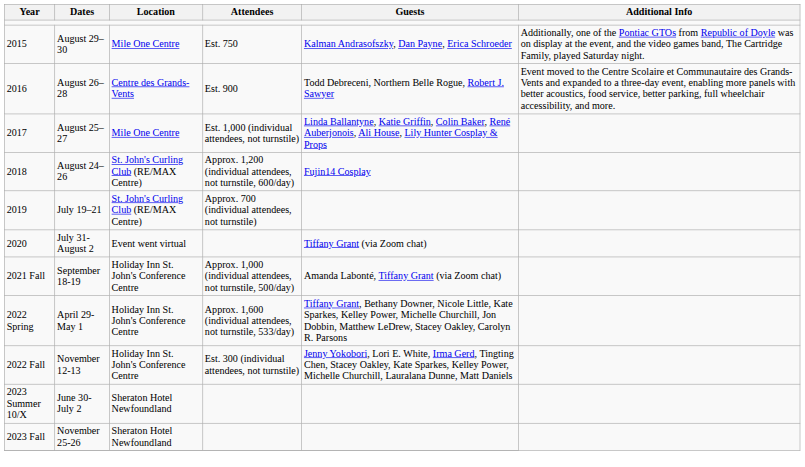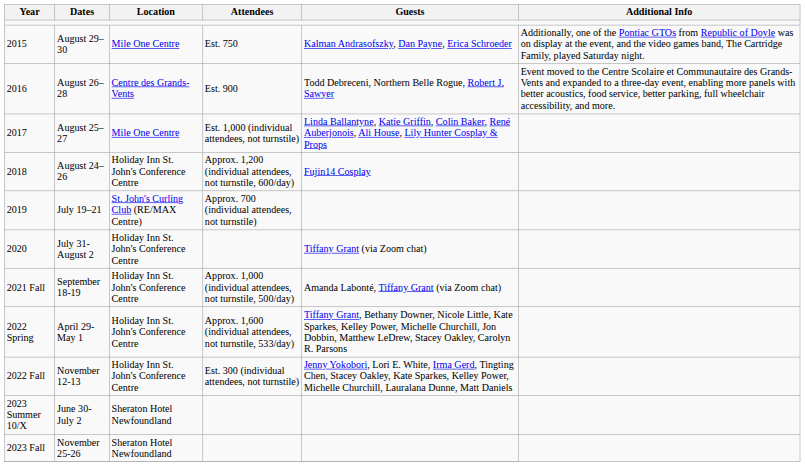(147, 171) St. John's Curling Club (RE/MAX Centre) -> (148, 171) Holiday Inn St. John's Conference Centre
(149, 243) Event went virtual -> (148, 249) Holiday Inn St. John's Conference Centre
